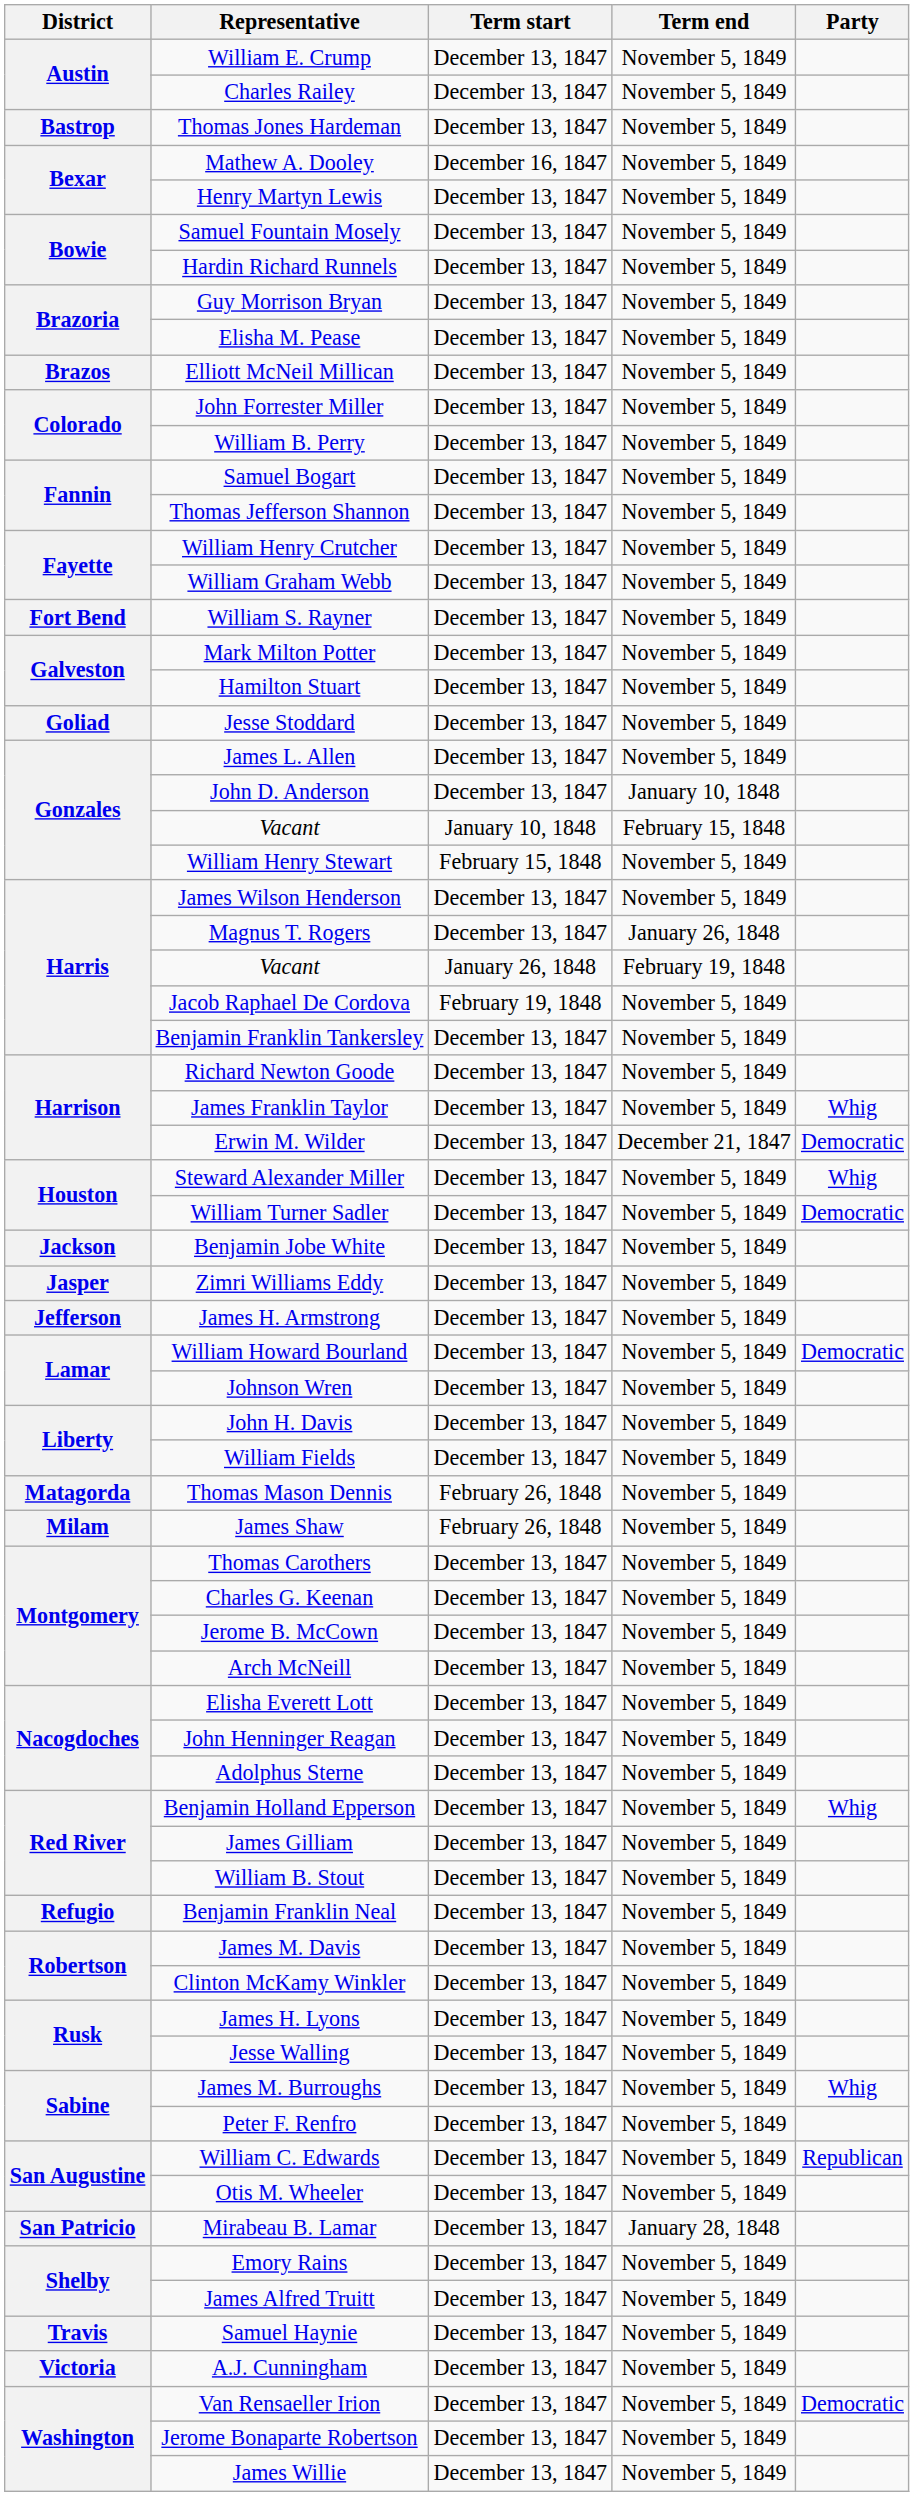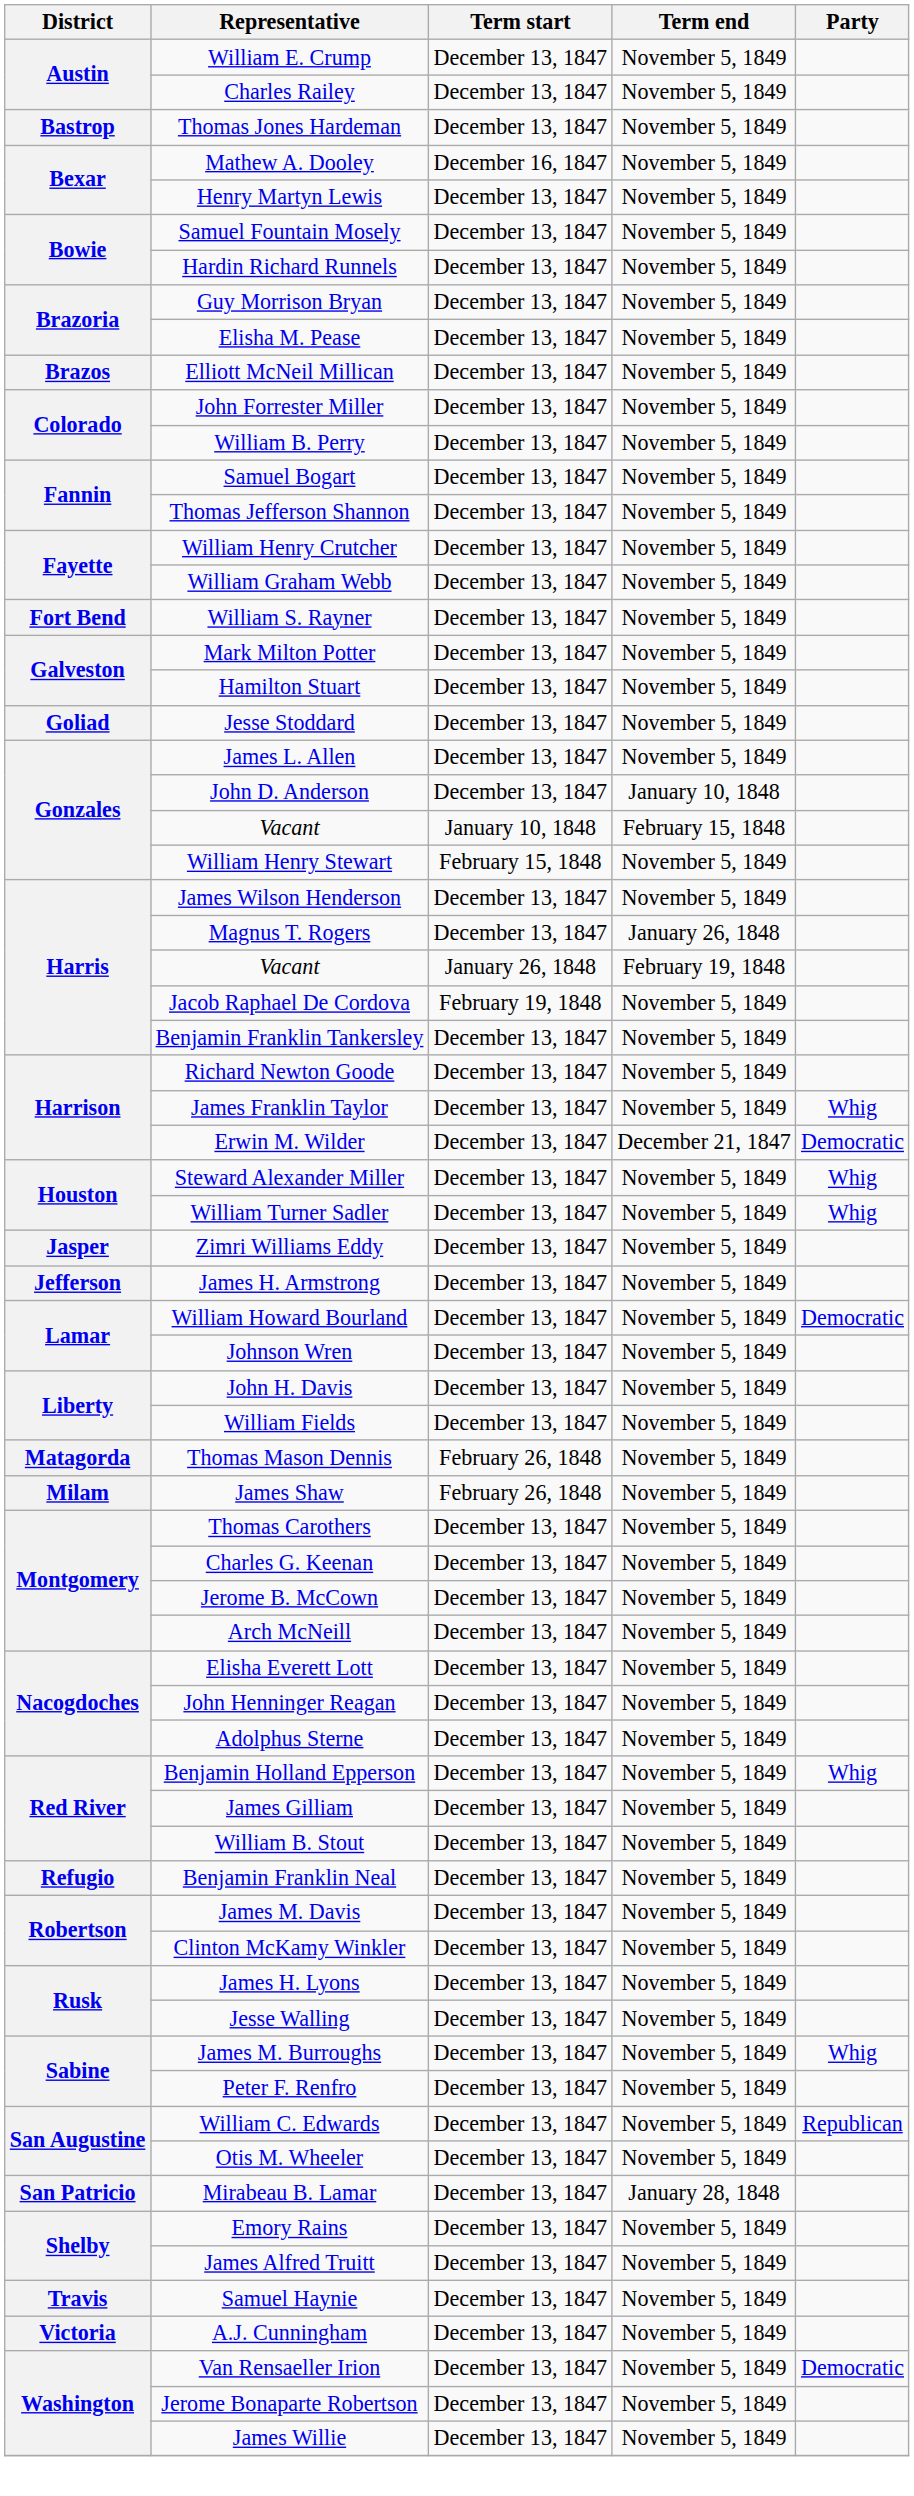(852, 1212) Democratic -> (852, 1212) Whig
- row: (78, 1247)
